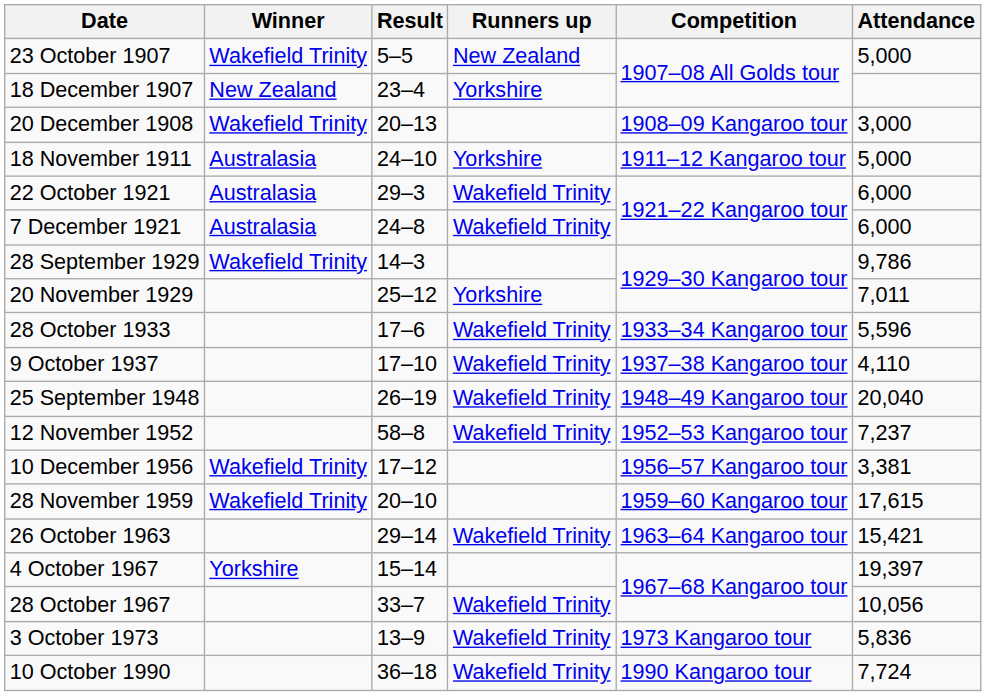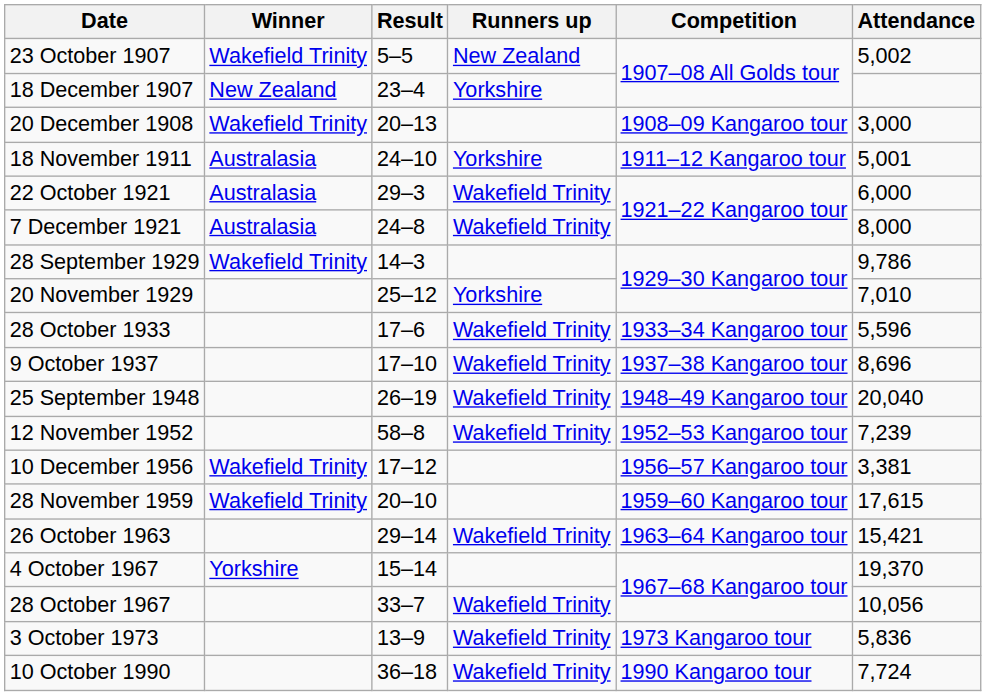(885, 55) 5,000 -> (885, 55) 5,002
(885, 158) 5,000 -> (885, 158) 5,001
(885, 227) 6,000 -> (885, 227) 8,000
(884, 295) 7,011 -> (885, 295) 7,010
(884, 364) 4,110 -> (885, 364) 8,696
(885, 432) 7,237 -> (885, 432) 7,239
(891, 569) 19,397 -> (891, 569) 19,370
